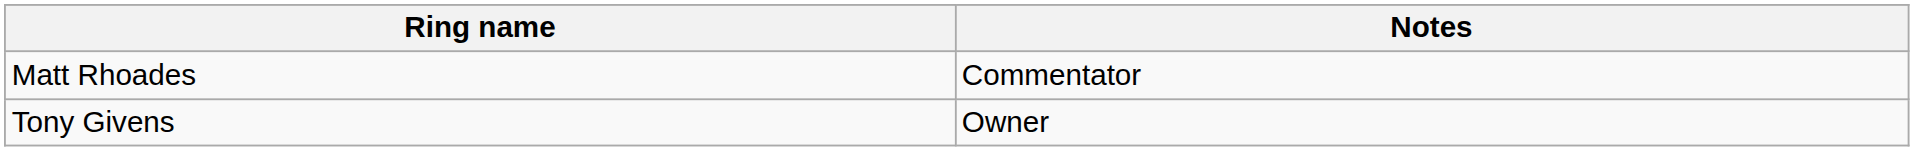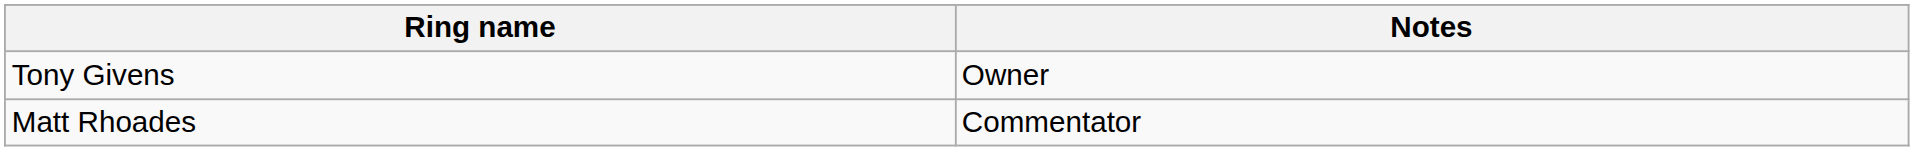rows swapped: (93, 121) <-> (104, 74)
